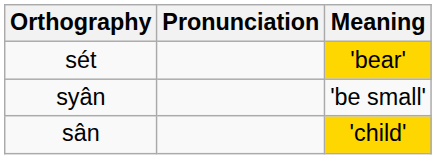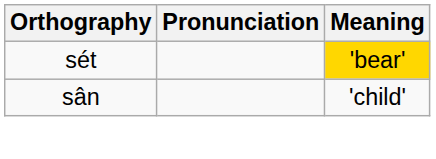- row: (81, 97)
(378, 134) gold background -> (378, 97) no background
